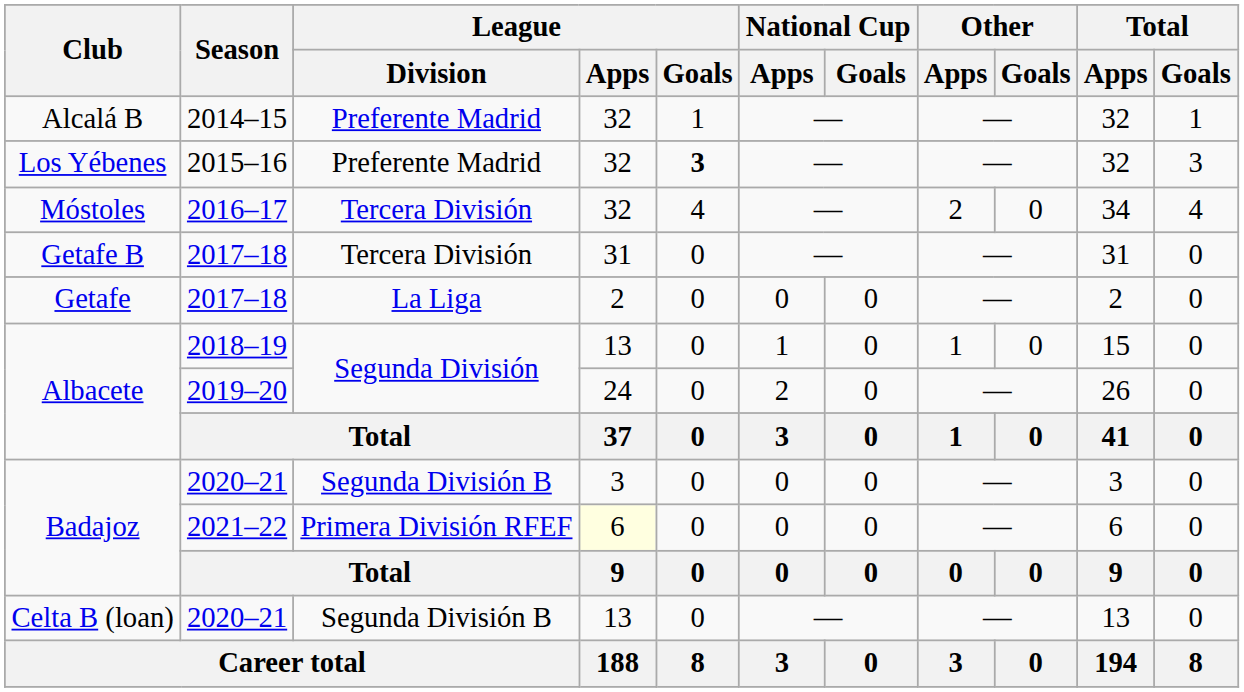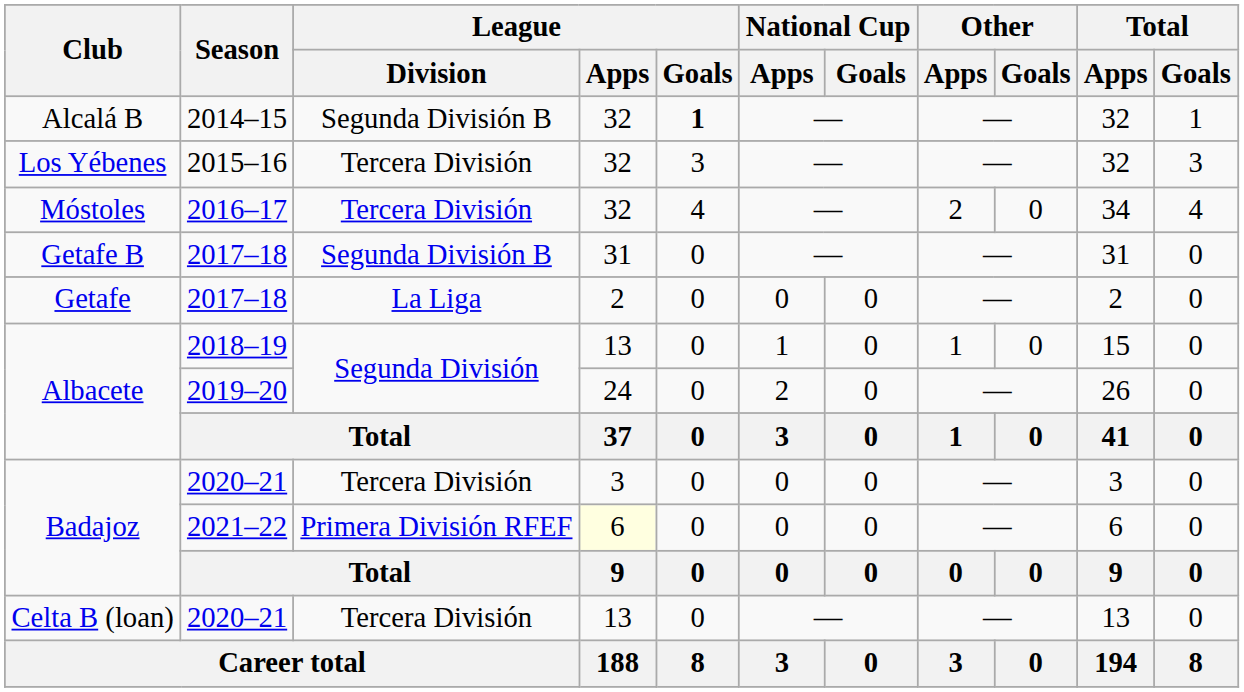(436, 118) Preferente Madrid -> (436, 118) Segunda División B
(698, 118) normal -> (698, 118) bold
(436, 163) Preferente Madrid -> (436, 163) Tercera División
(698, 163) bold -> (698, 163) normal
(436, 254) Tercera División -> (436, 254) Segunda División B
(436, 481) Segunda División B -> (436, 481) Tercera División
(436, 617) Segunda División B -> (436, 617) Tercera División
